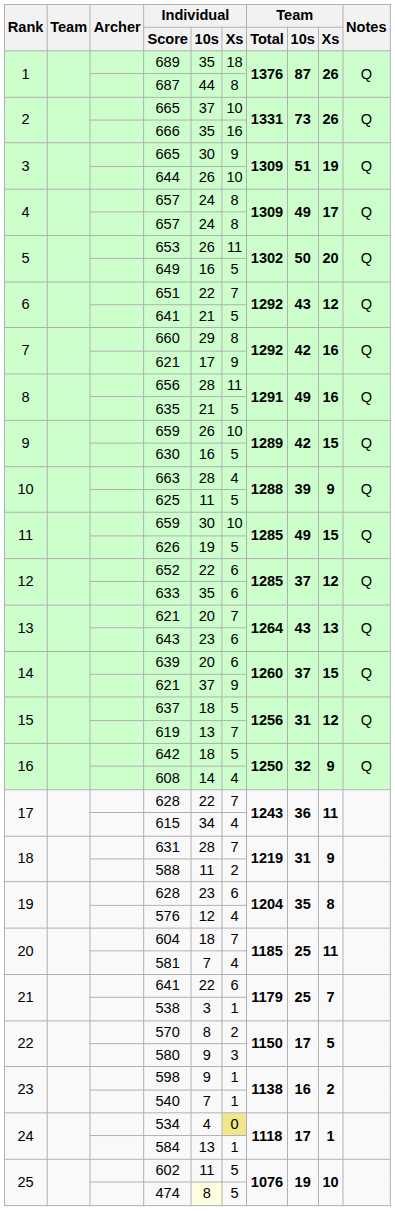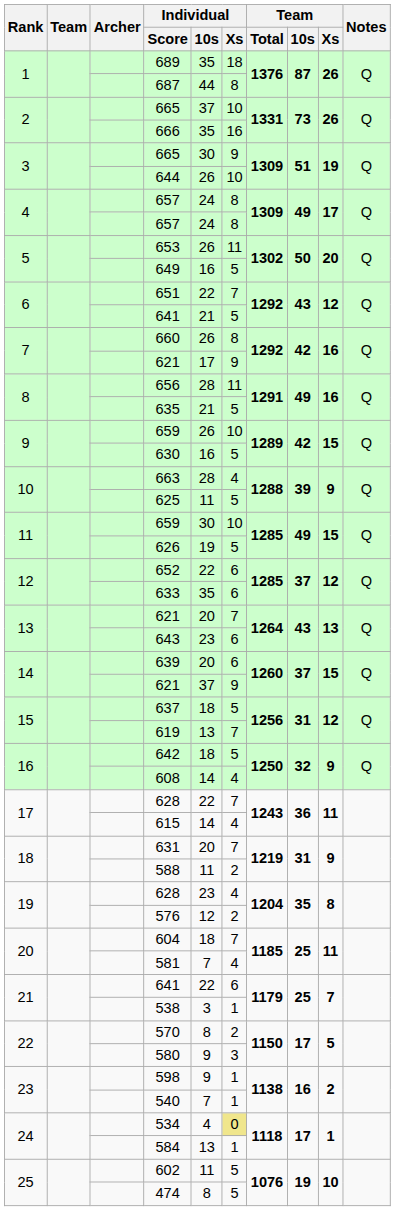(207, 339) 29 -> (207, 339) 26
(207, 824) 34 -> (207, 824) 14
(207, 847) 28 -> (207, 847) 20
(235, 893) 6 -> (235, 893) 4
(235, 916) 4 -> (235, 916) 2
(207, 1193) lightyellow background -> (207, 1193) no background
